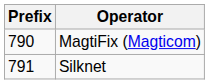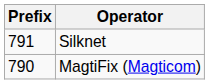rows swapped: (130, 41) <-> (82, 66)
